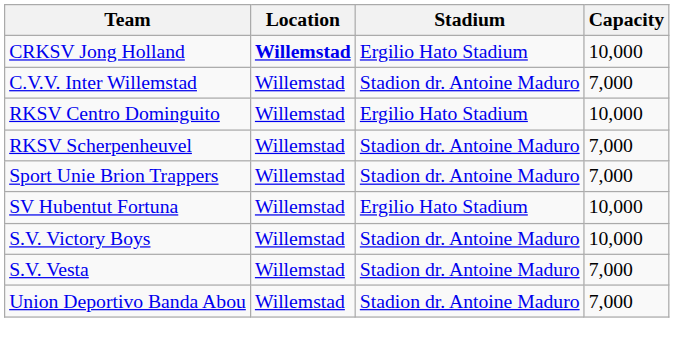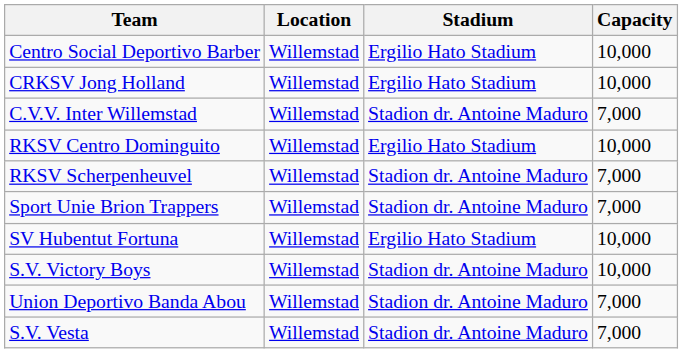+ row: (135, 51)
(303, 51) bold -> (314, 82) normal
rows swapped: (49, 269) <-> (127, 301)
